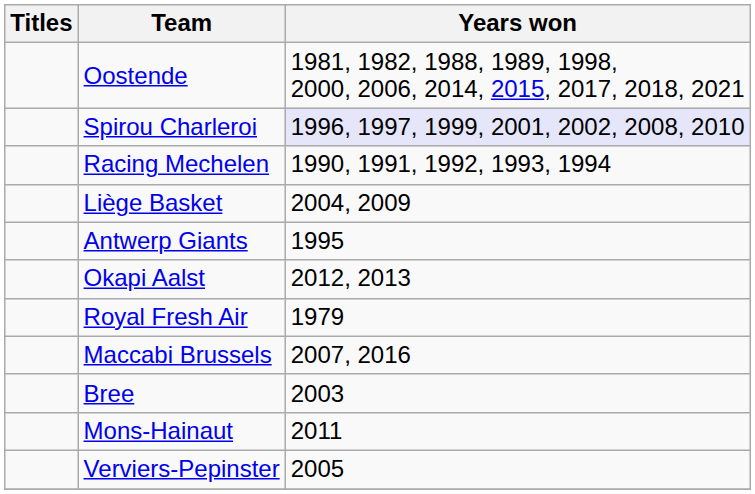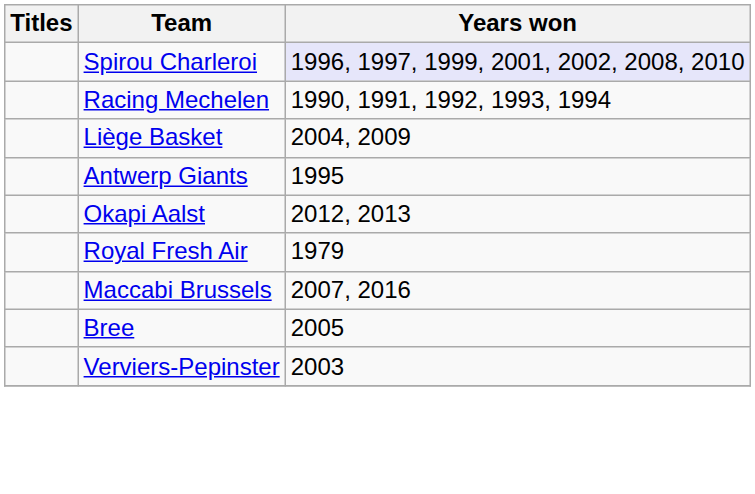- row: (136, 75)
(317, 393) 2003 -> (317, 328) 2005
- row: (158, 431)
(317, 469) 2005 -> (317, 366) 2003
